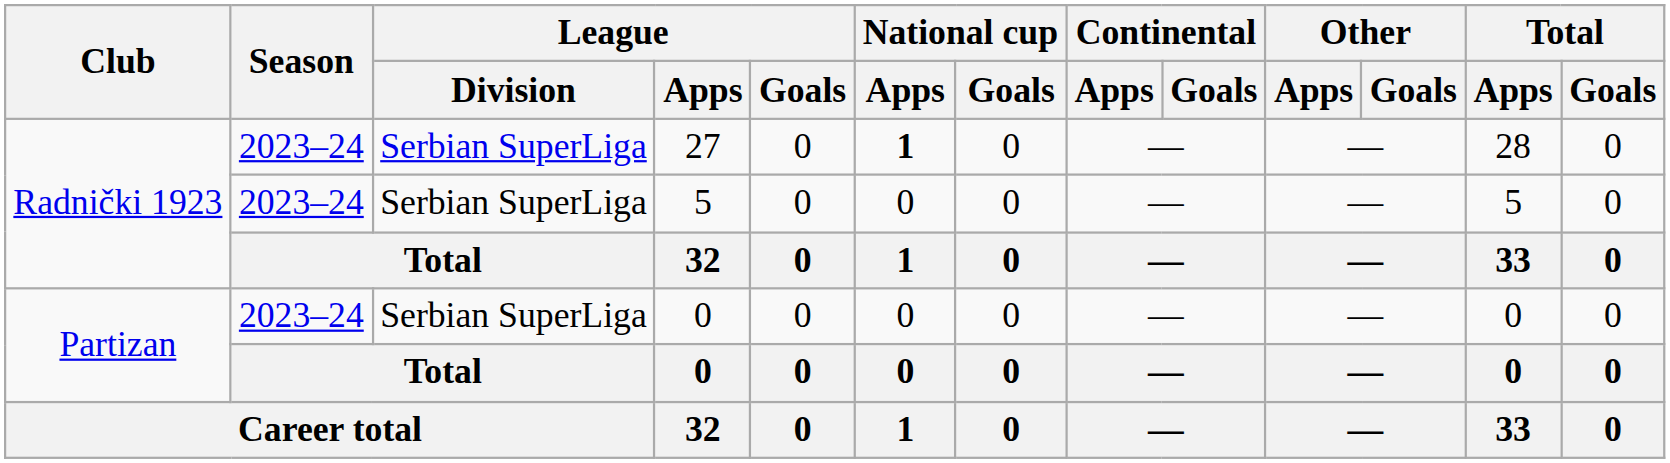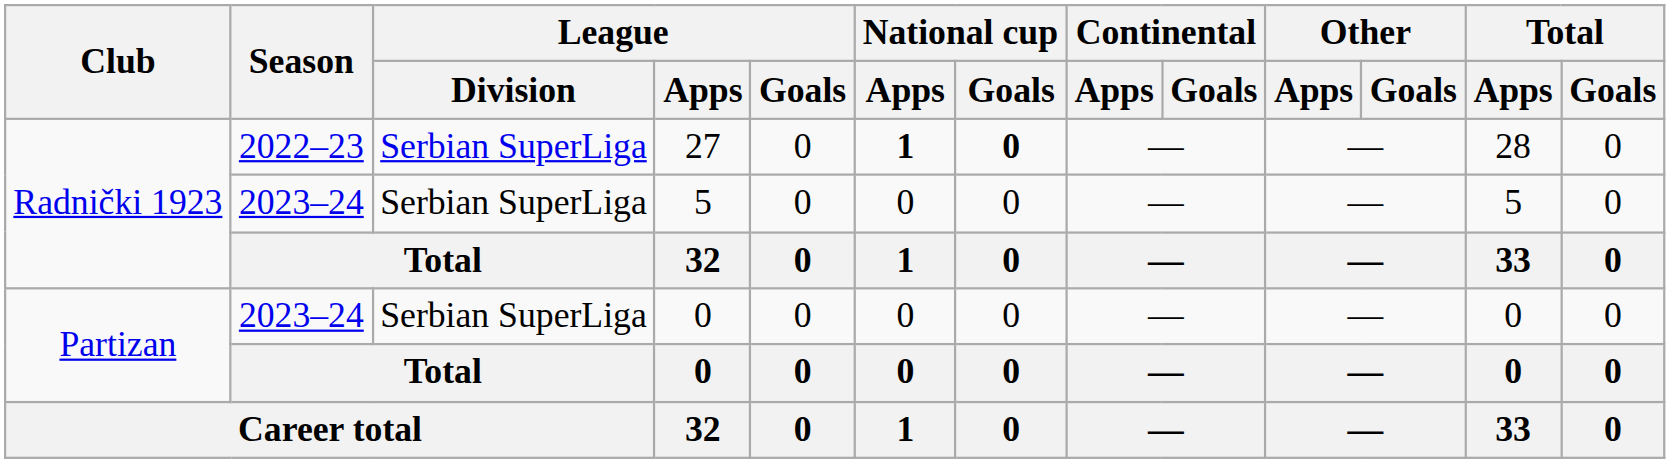(301, 145) 2023–24 -> (301, 145) 2022–23
(1011, 145) normal -> (1011, 145) bold
